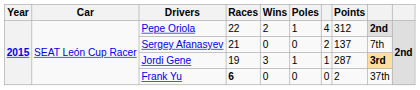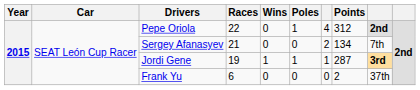(266, 29) 2 -> (266, 29) 0
(343, 45) 137 -> (343, 45) 134
(266, 61) 3 -> (266, 61) 1
(231, 77) bold -> (231, 77) normal
